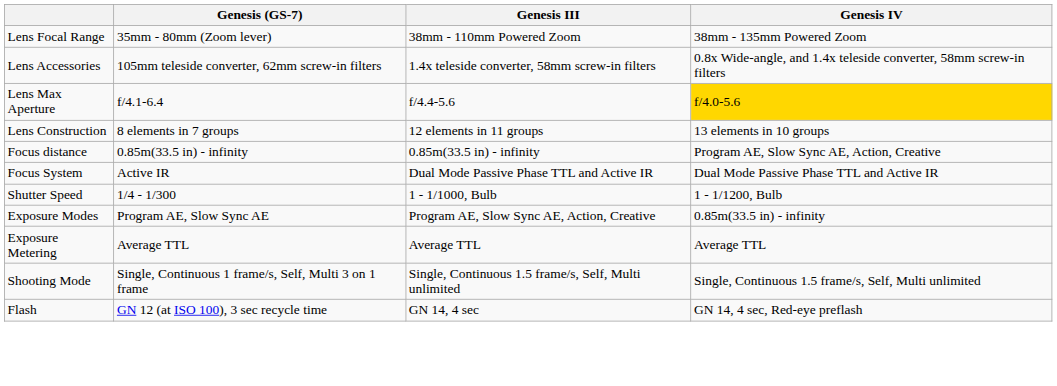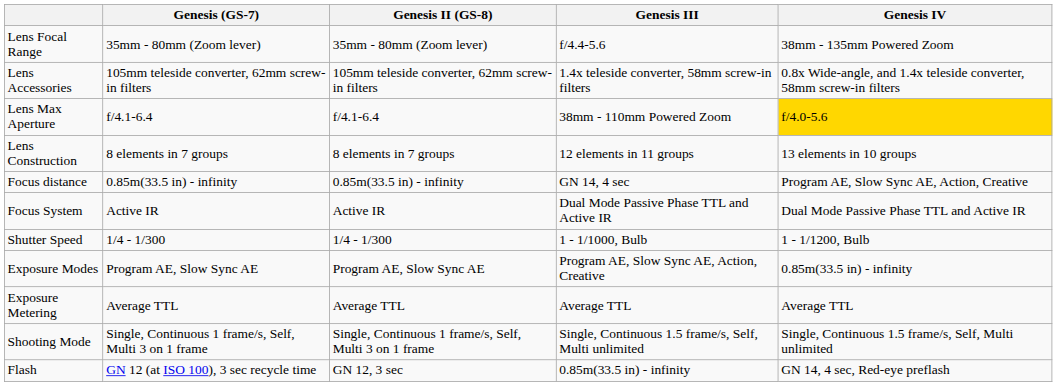+ column: (443, 15)
(495, 36) 38mm - 110mm Powered Zoom -> (582, 44) f/4.4-5.6
(432, 101) f/4.4-5.6 -> (645, 116) 38mm - 110mm Powered Zoom
(474, 151) 0.85m(33.5 in) - infinity -> (594, 182) GN 14, 4 sec
(444, 310) GN 14, 4 sec -> (625, 370) 0.85m(33.5 in) - infinity
